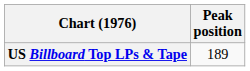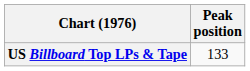(218, 54) 189 -> (218, 54) 133
